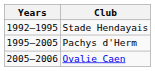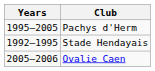rows swapped: (105, 28) <-> (100, 43)
